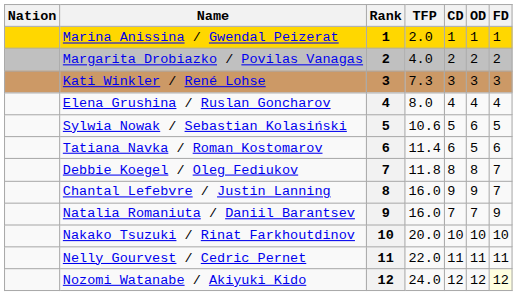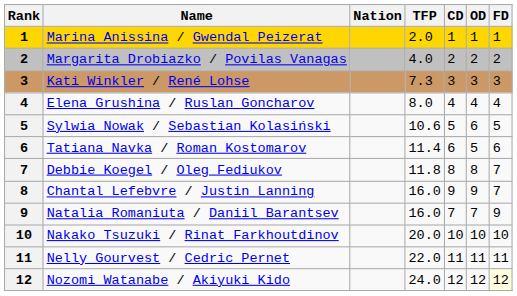columns swapped: (386, 16) <-> (32, 16)
